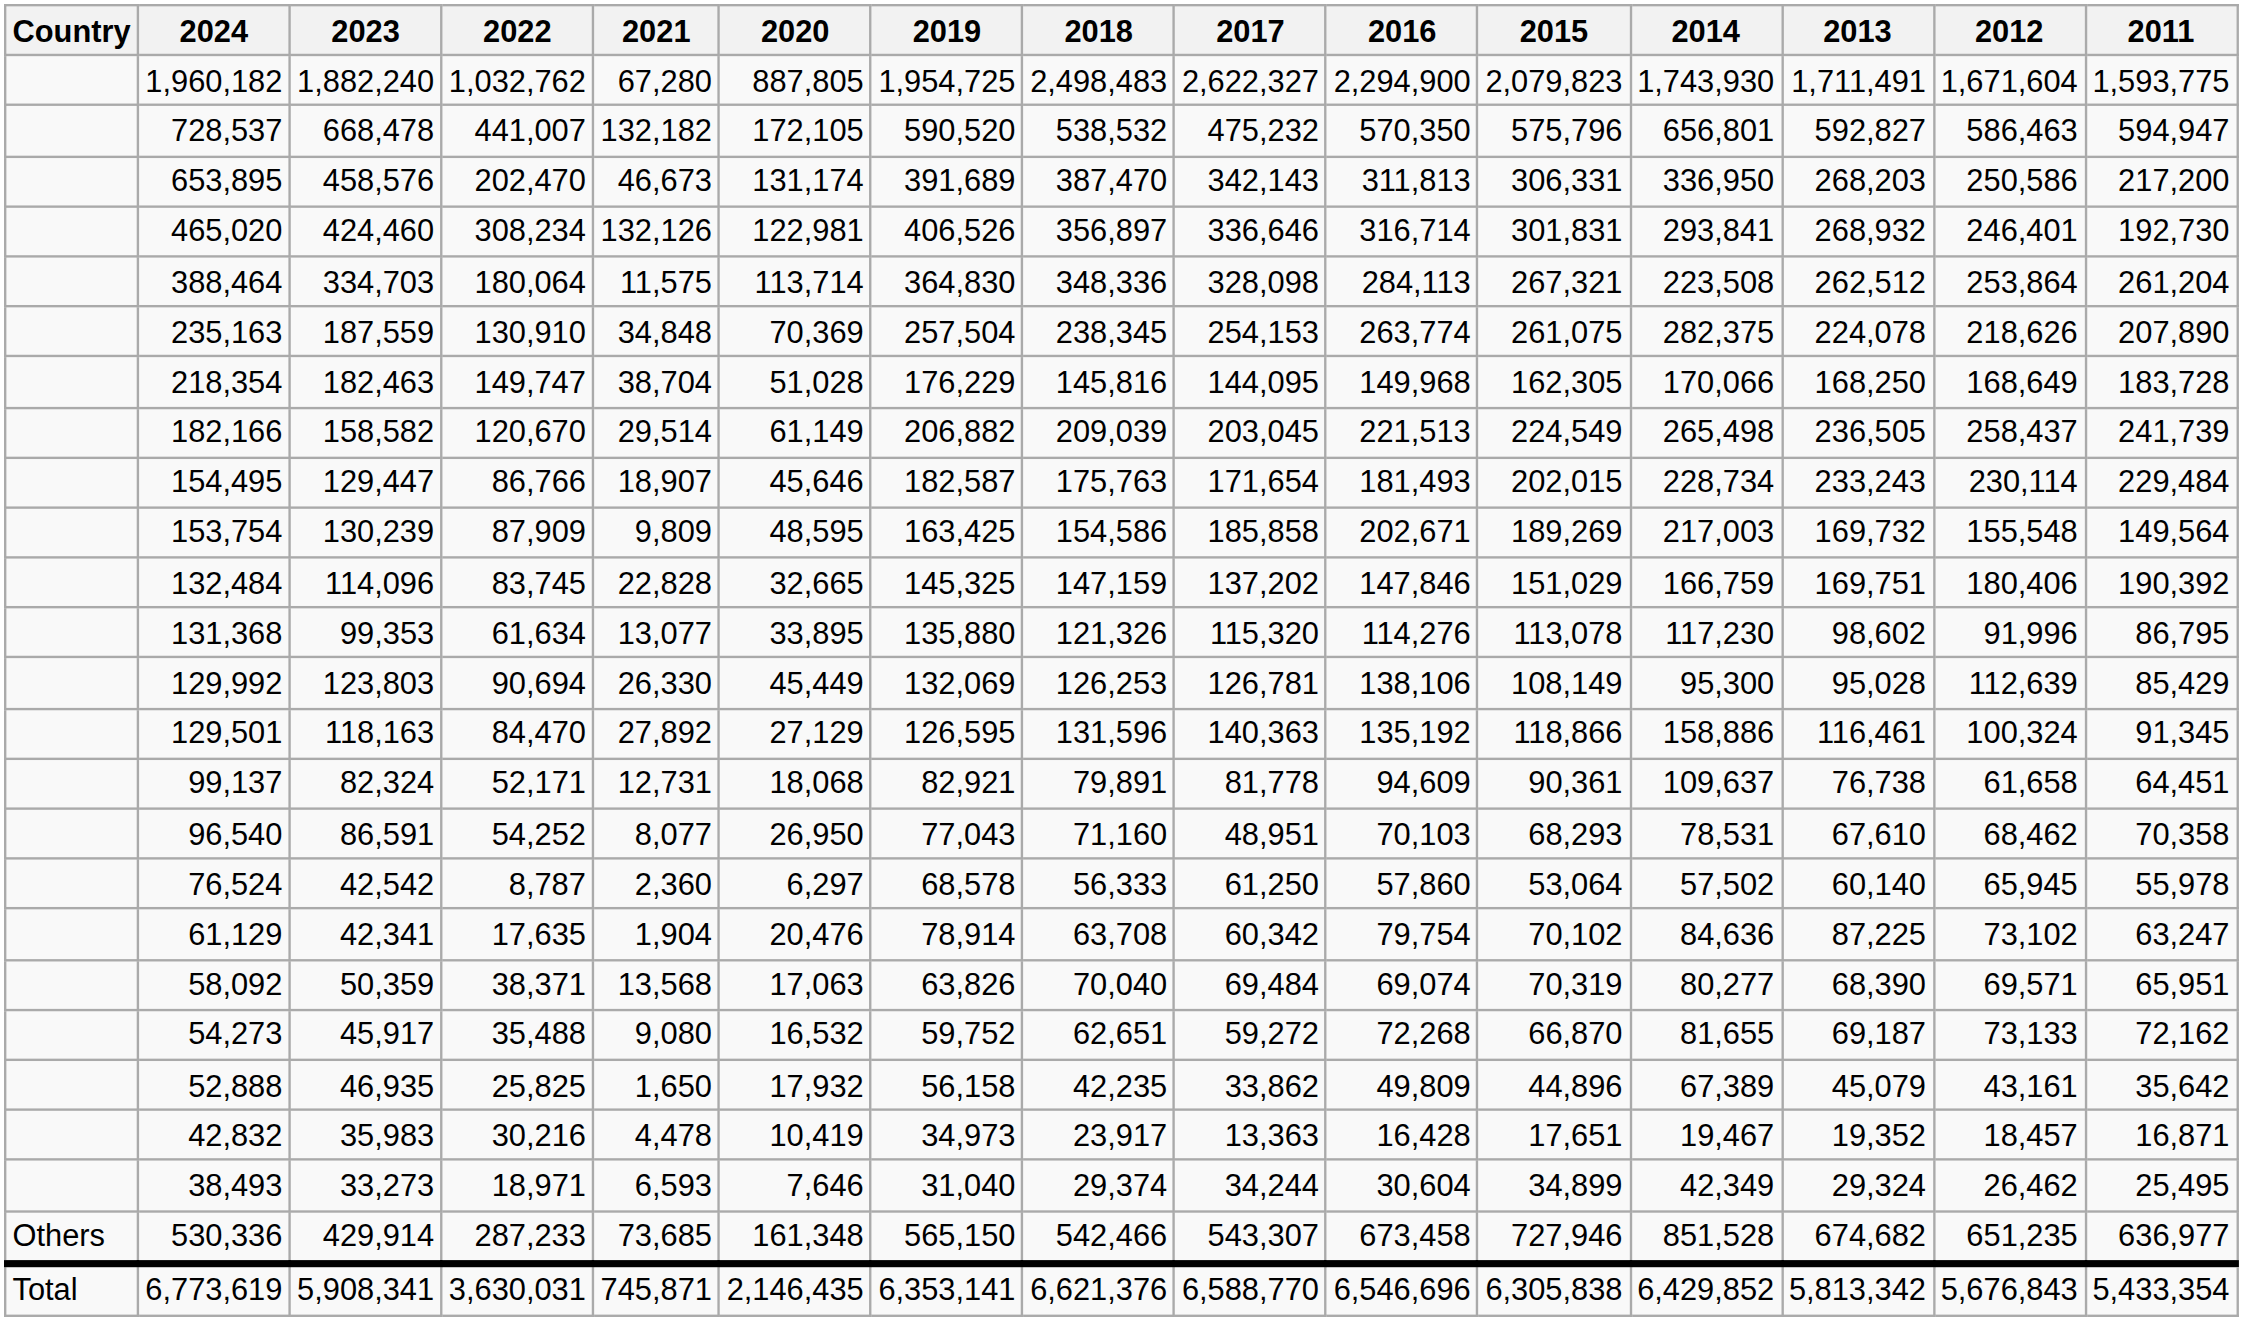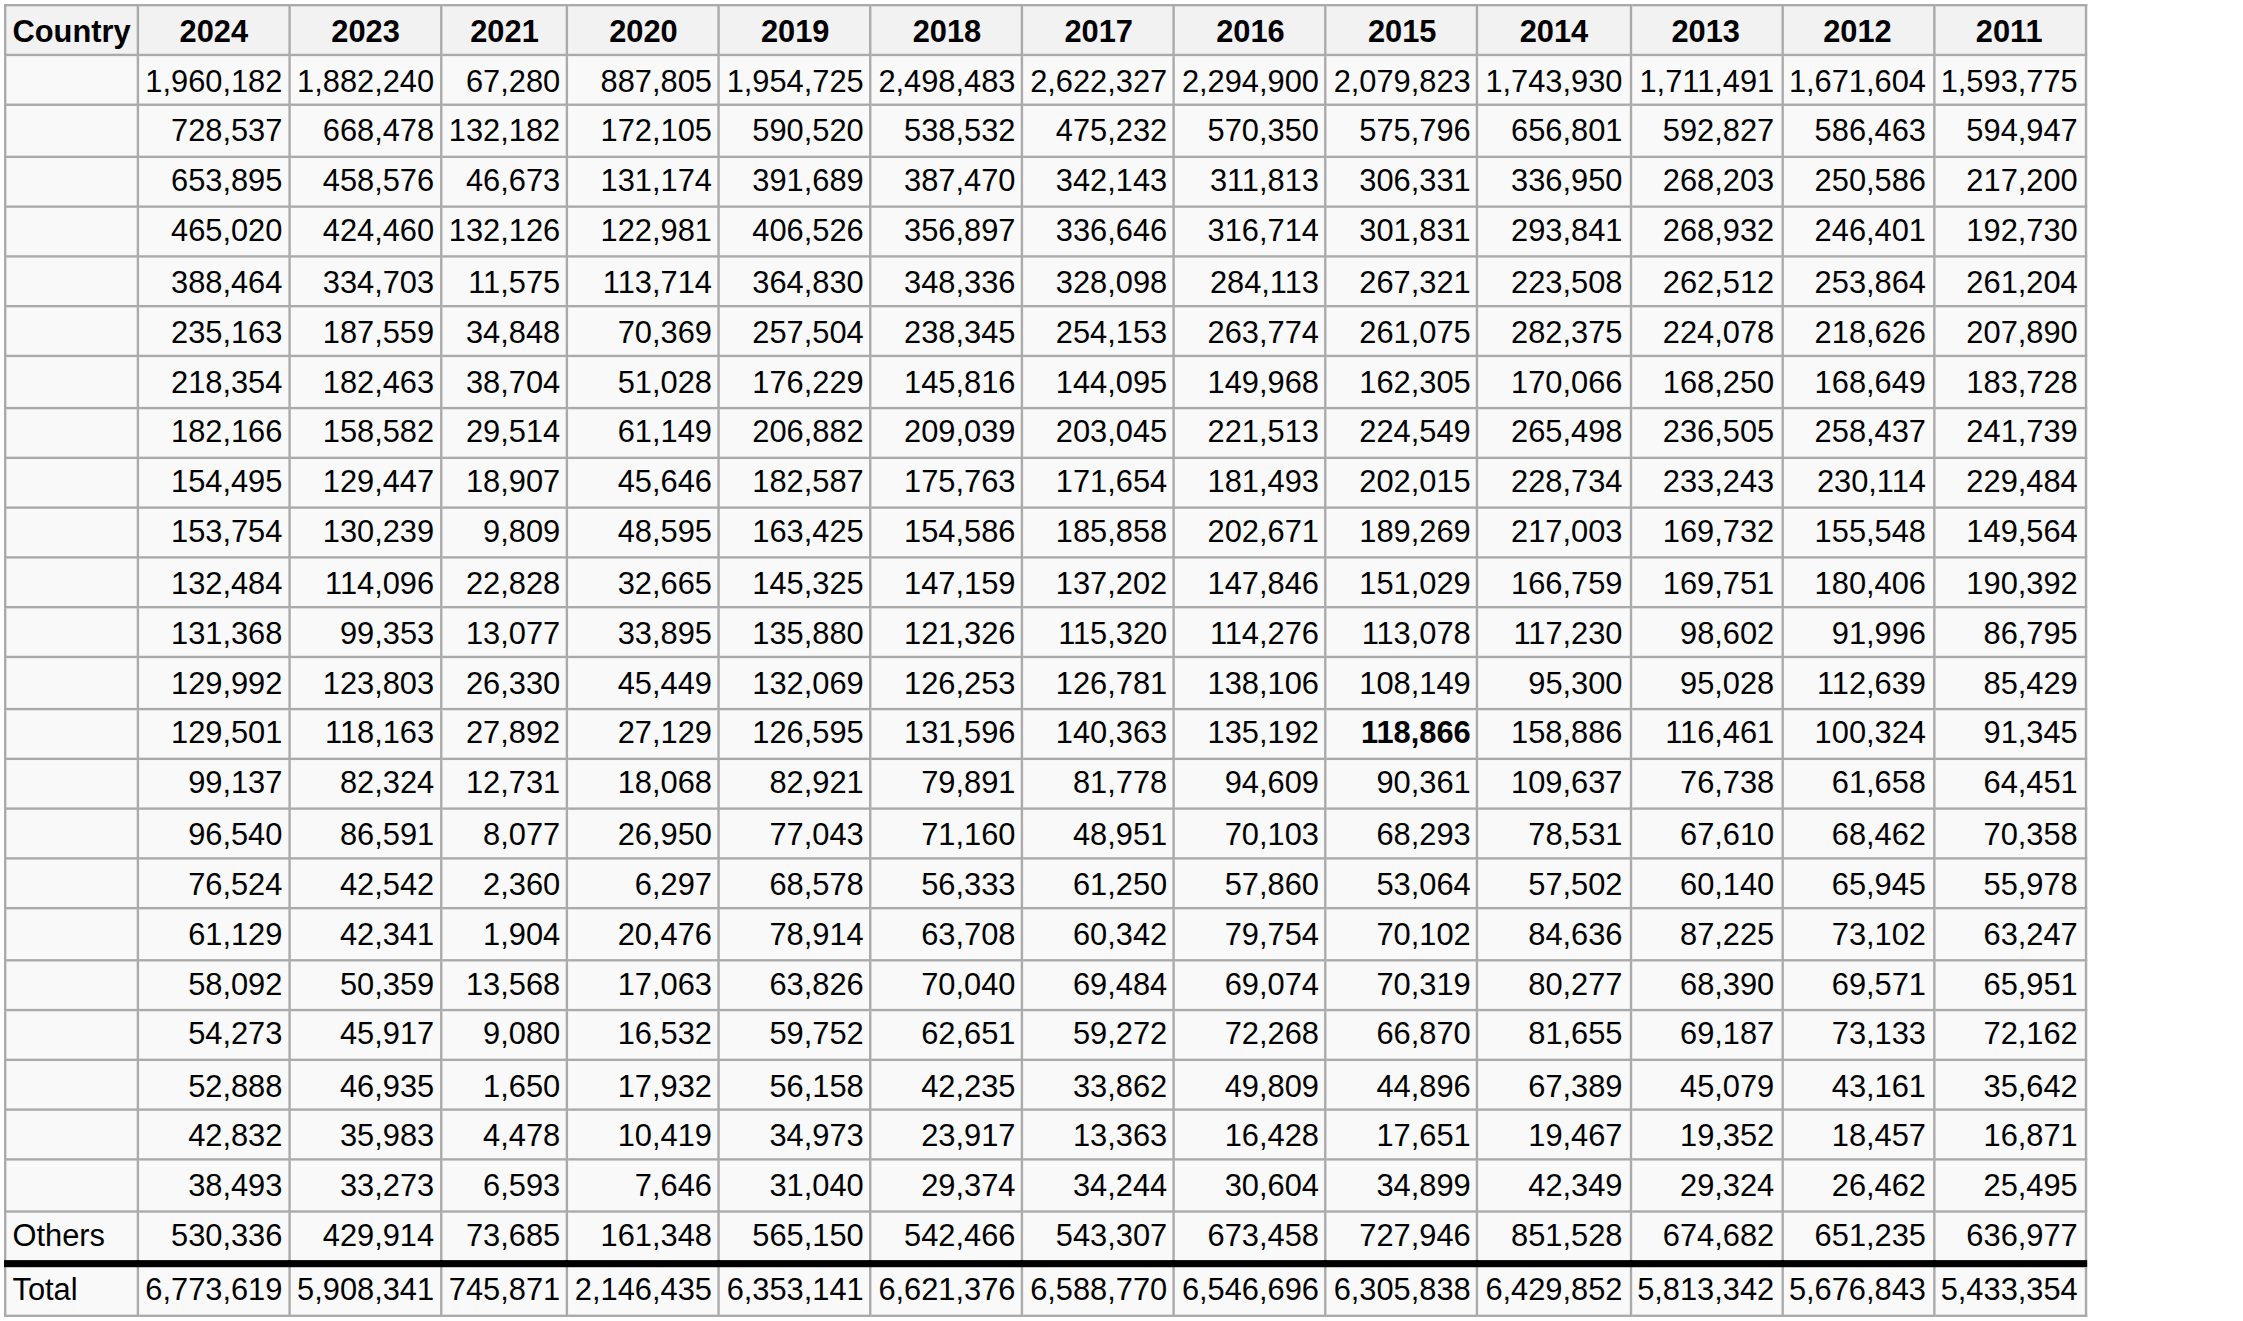- column: (517, 30)
(1568, 733) normal -> (1416, 733) bold
